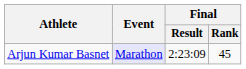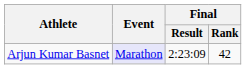(225, 54) 45 -> (225, 54) 42
